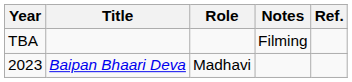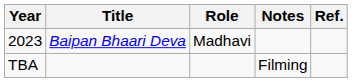rows swapped: (25, 65) <-> (23, 41)
